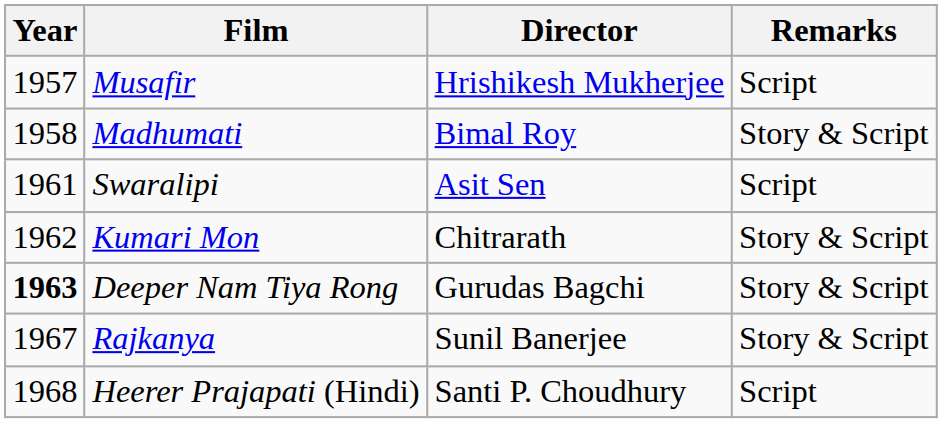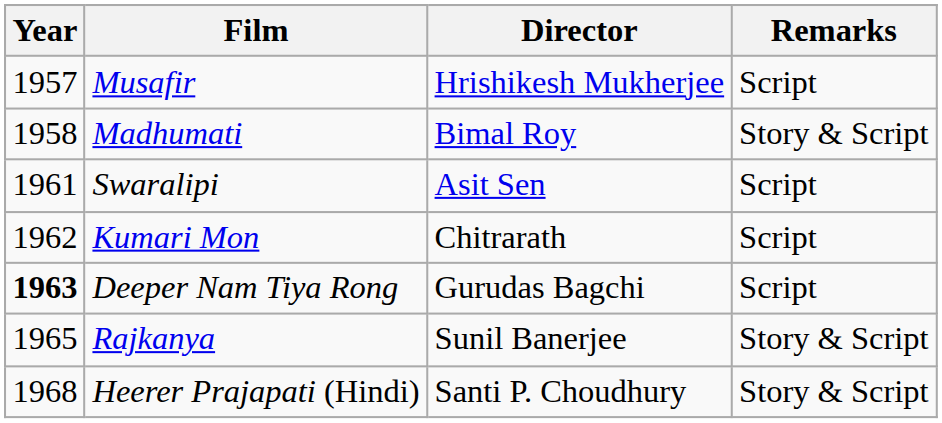(834, 236) Story & Script -> (778, 236) Script
(834, 287) Story & Script -> (778, 287) Script
(45, 339) 1967 -> (45, 339) 1965
(778, 390) Script -> (834, 390) Story & Script
